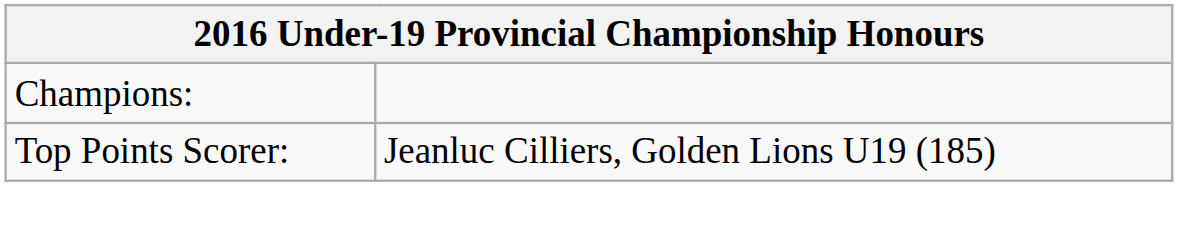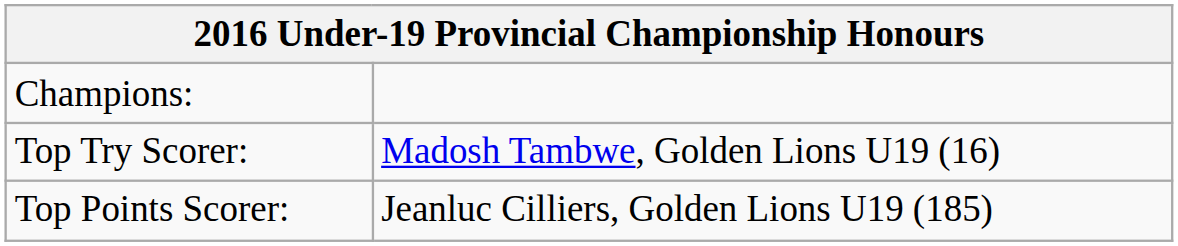+ row: (131, 151)
